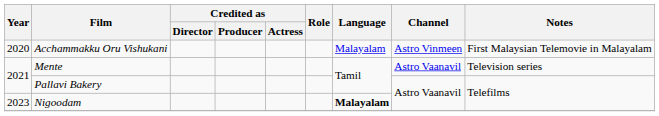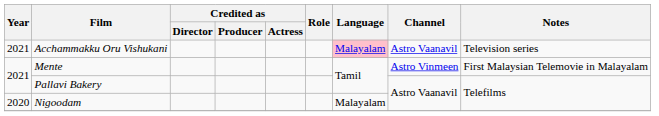(18, 48) 2020 -> (18, 48) 2021
(360, 48) no background -> (360, 48) pink background
(428, 48) Astro Vinmeen -> (424, 48) Astro Vaanavil
(560, 48) First Malaysian Telemovie in Malayalam -> (501, 48) Television series
(428, 66) Astro Vaanavil -> (425, 66) Astro Vinmeen
(505, 66) Television series -> (556, 66) First Malaysian Telemovie in Malayalam
(18, 102) 2023 -> (18, 102) 2020
(362, 102) bold -> (360, 102) normal
